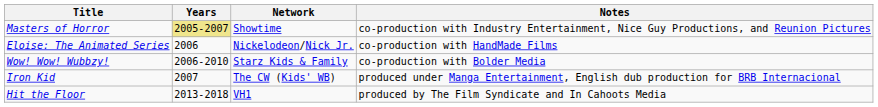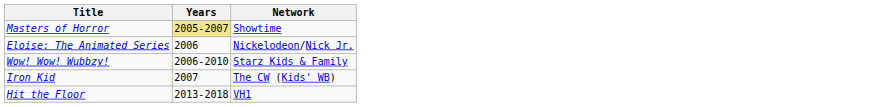- column: (615, 13)
